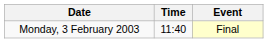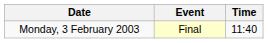columns swapped: (173, 12) <-> (228, 12)
